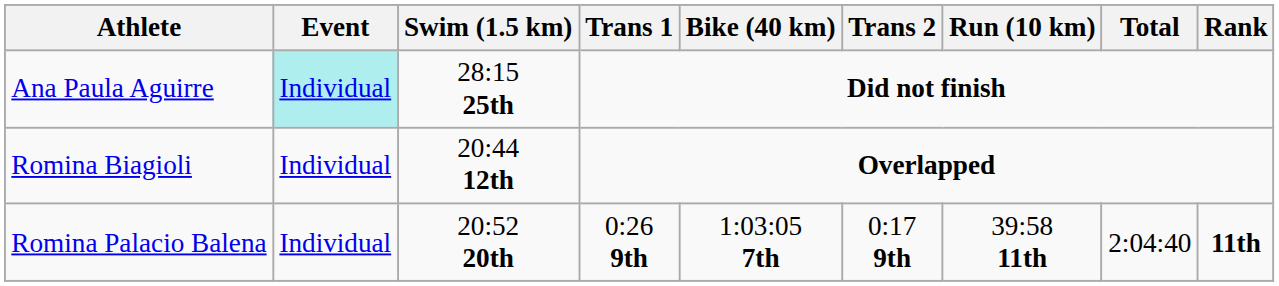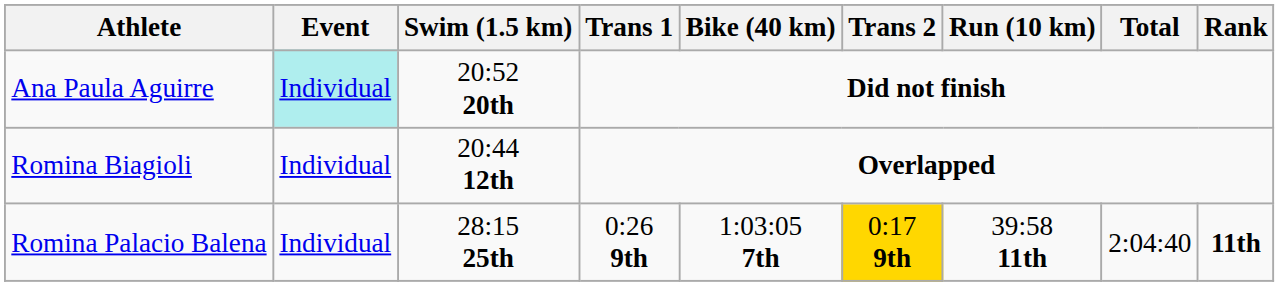(488, 88) 28:15 25th -> (488, 88) 20:52 20th
(488, 242) 20:52 20th -> (488, 242) 28:15 25th
(892, 242) no background -> (892, 242) gold background
